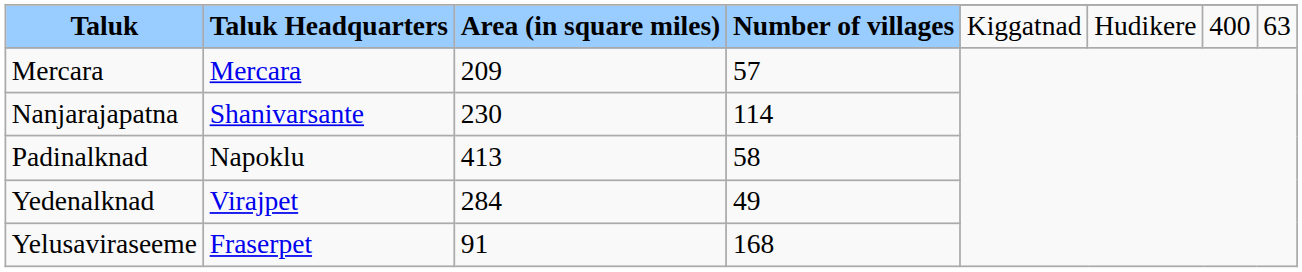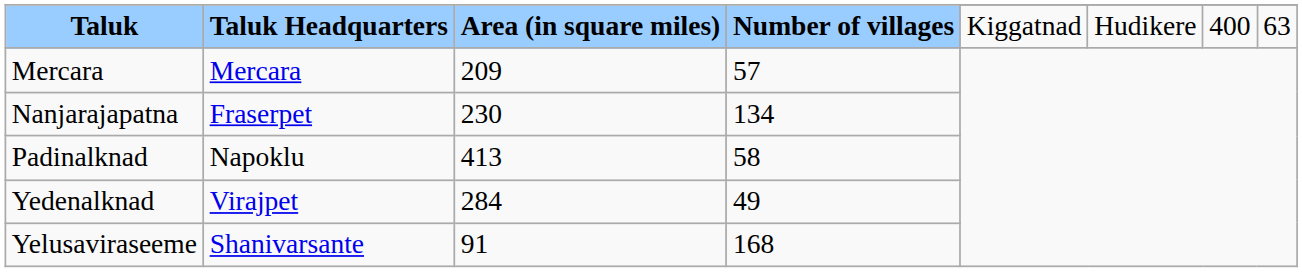(287, 113) Shanivarsante -> (261, 113) Fraserpet
(753, 113) 114 -> (754, 113) 134
(261, 244) Fraserpet -> (287, 244) Shanivarsante
